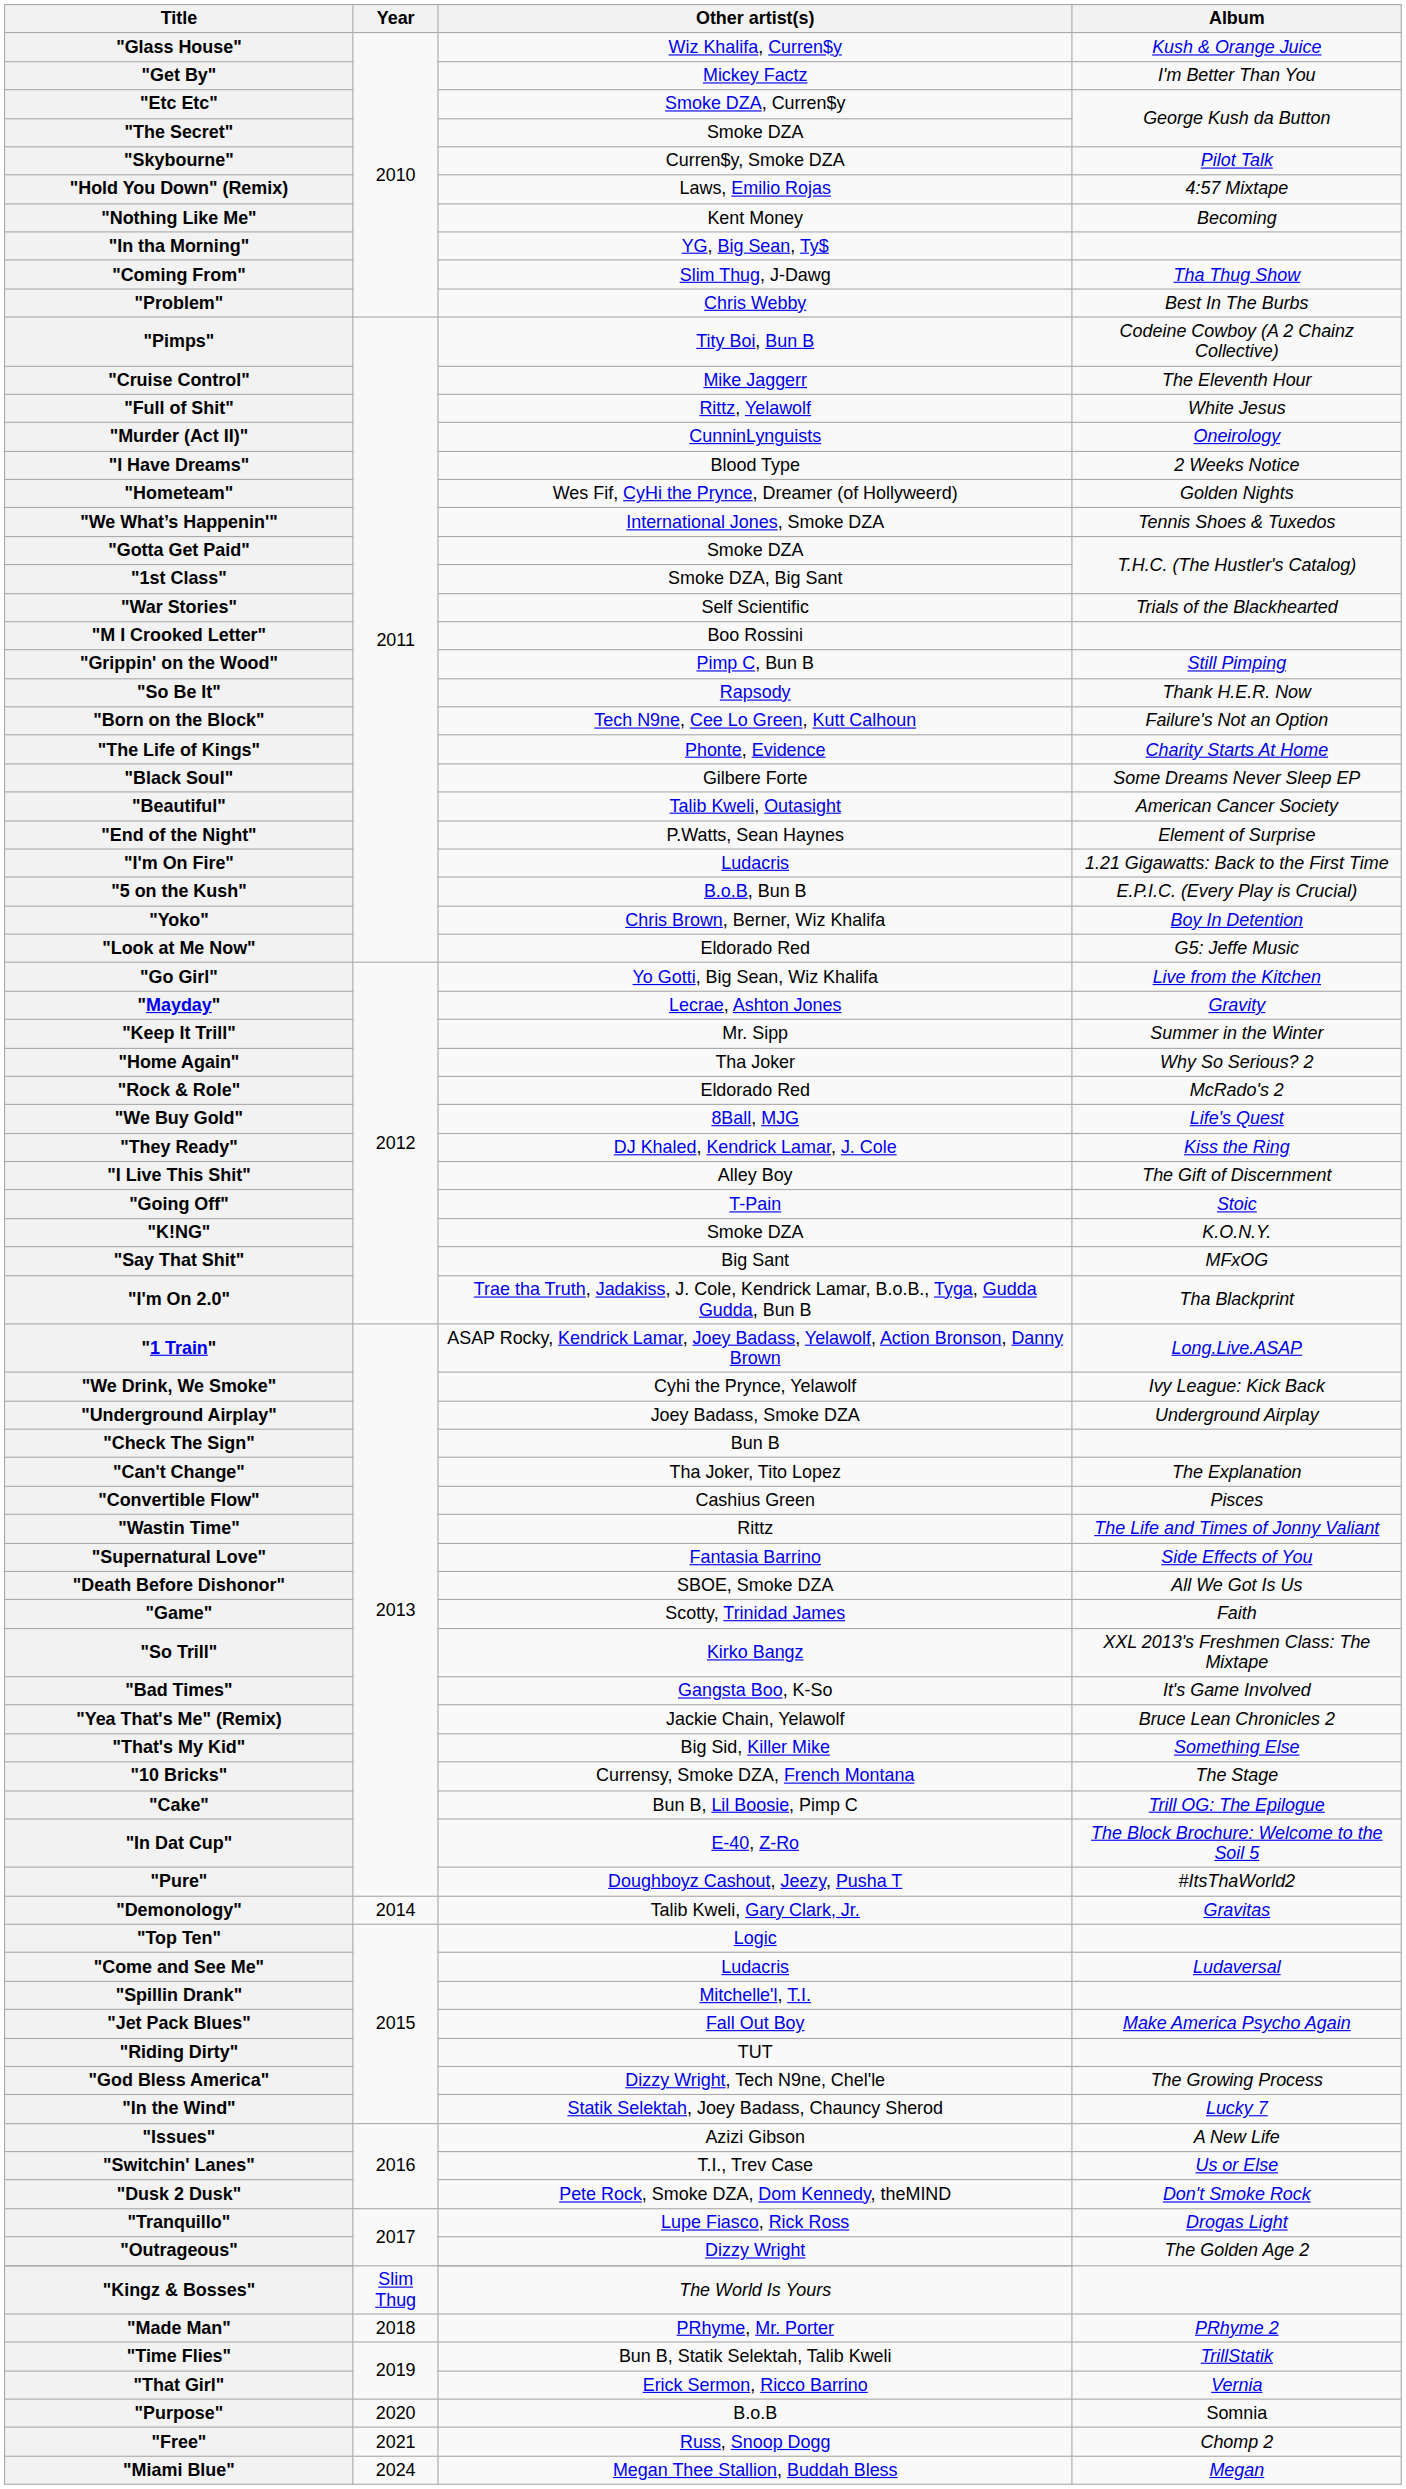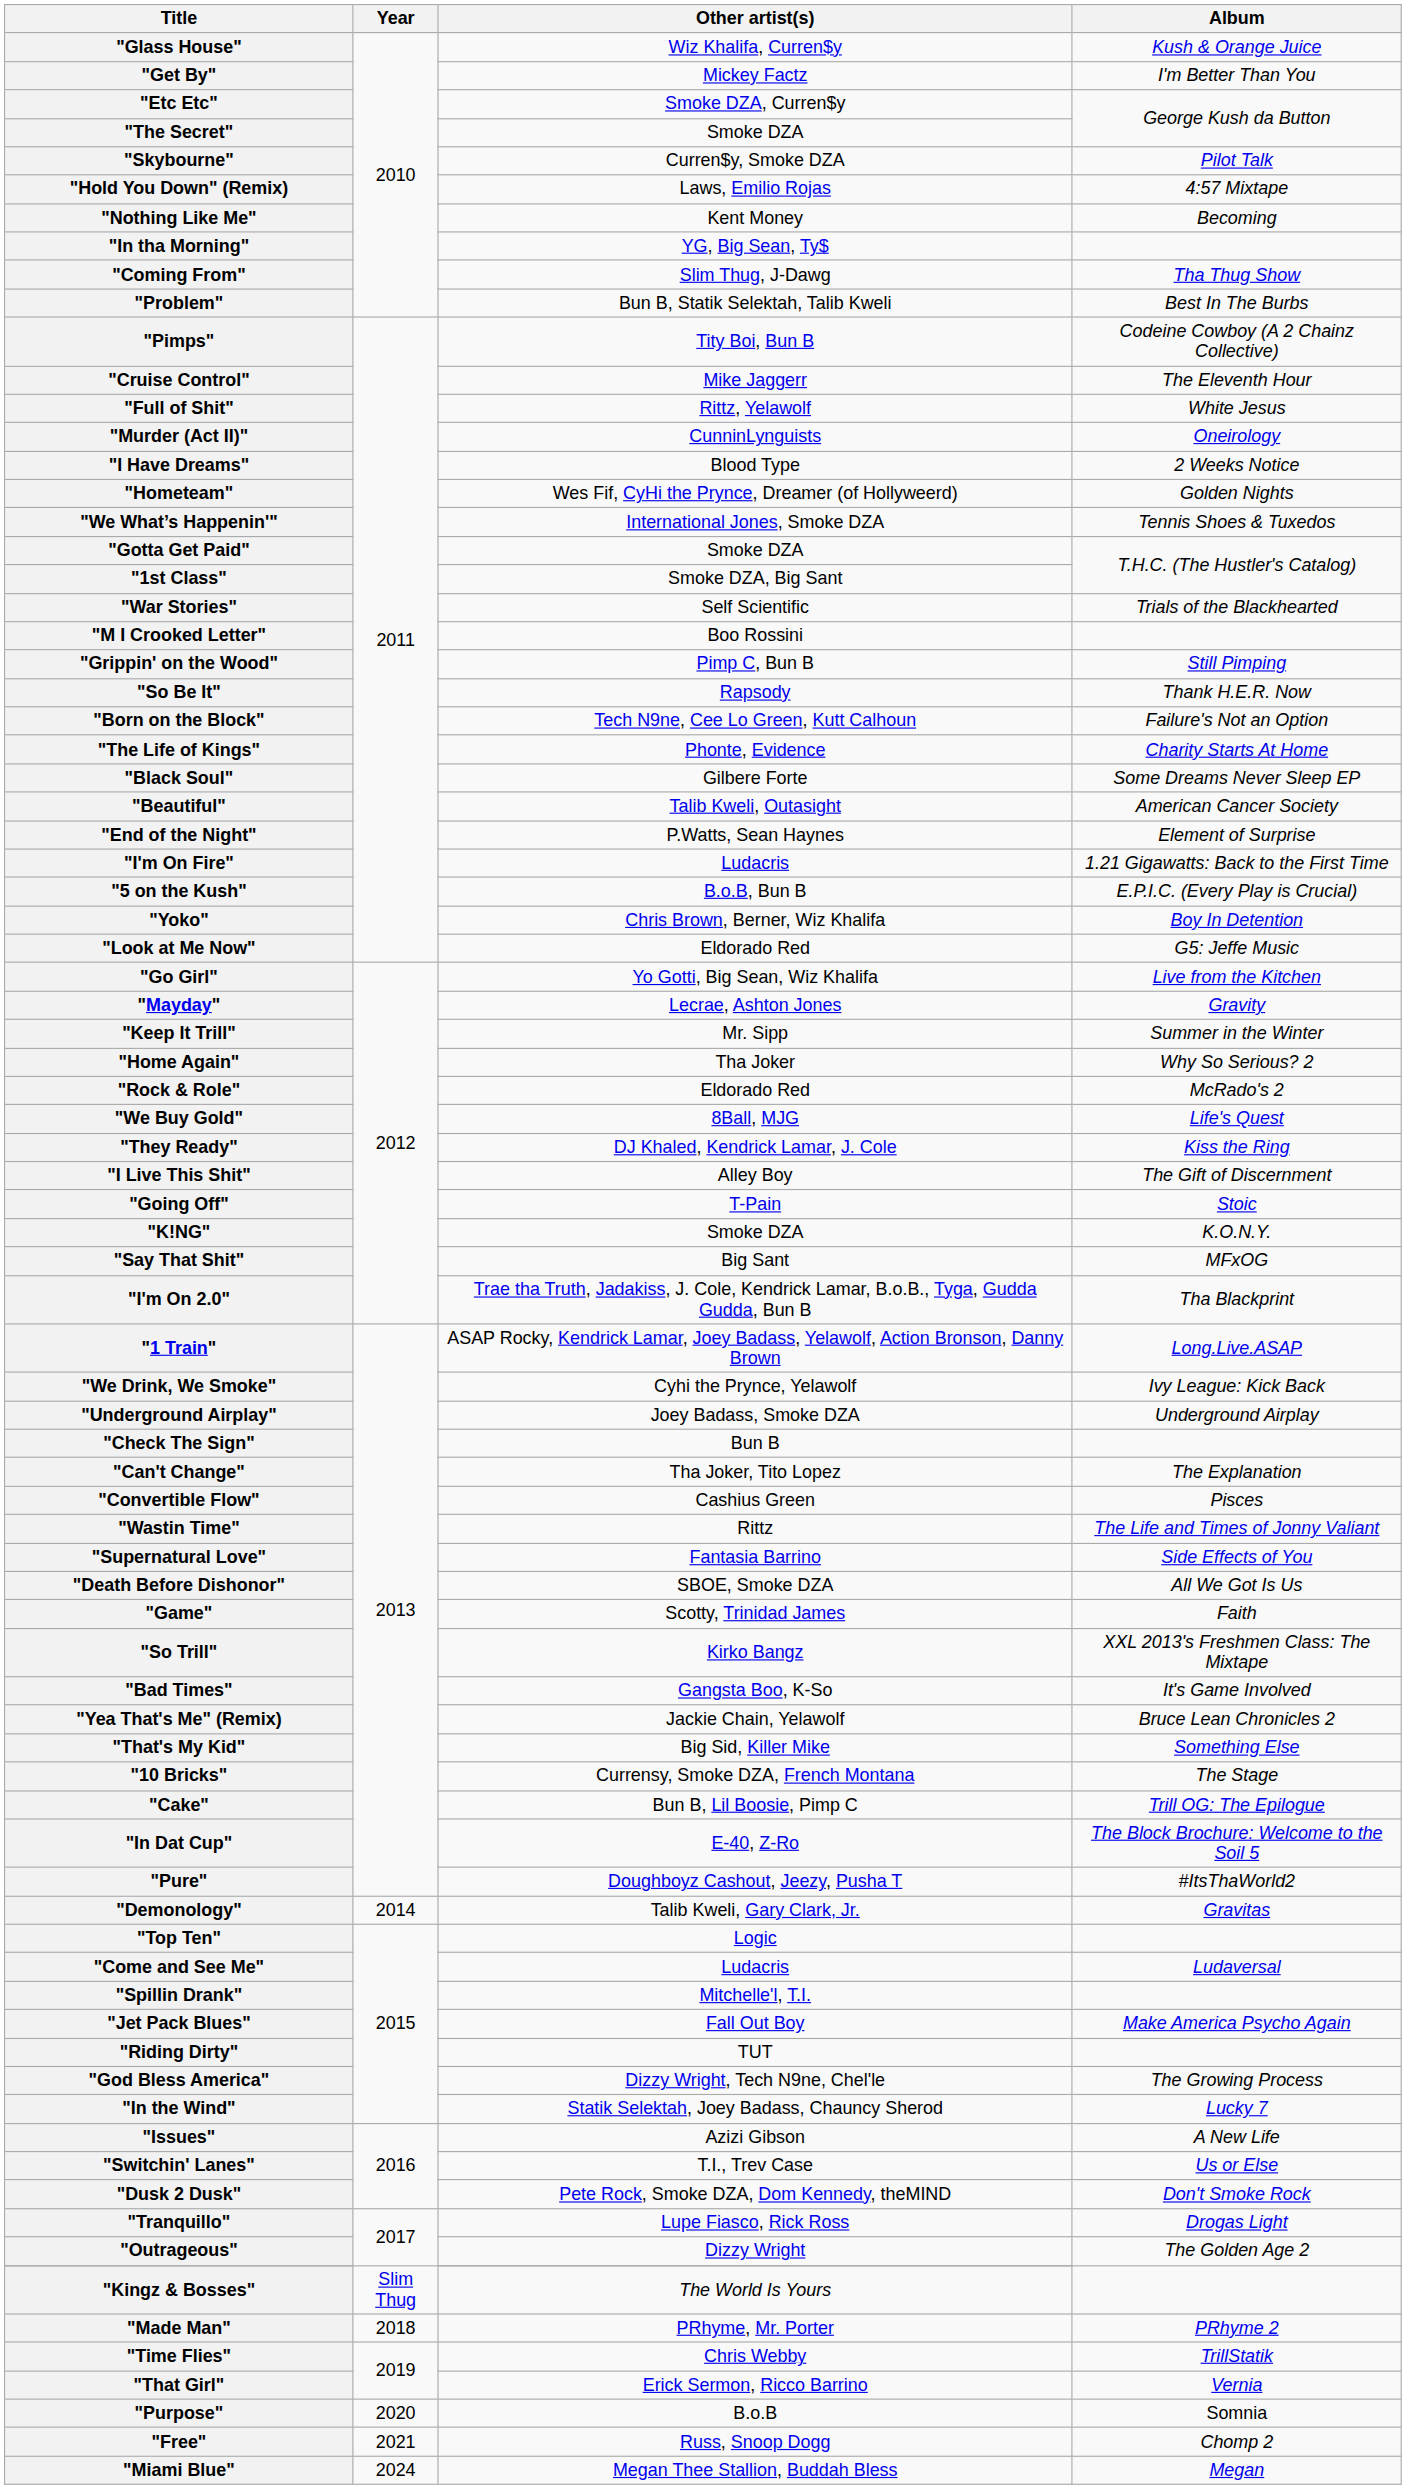(755, 302) Chris Webby -> (755, 302) Bun B, Statik Selektah, Talib Kweli
(755, 2356) Bun B, Statik Selektah, Talib Kweli -> (755, 2356) Chris Webby
